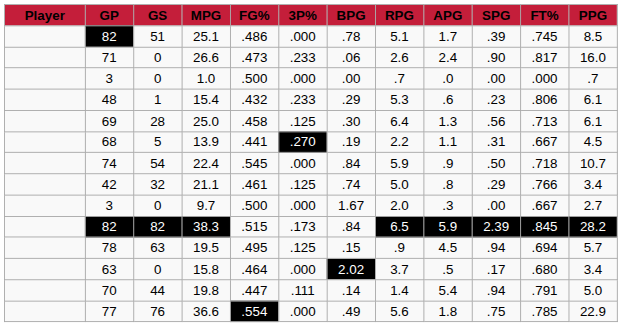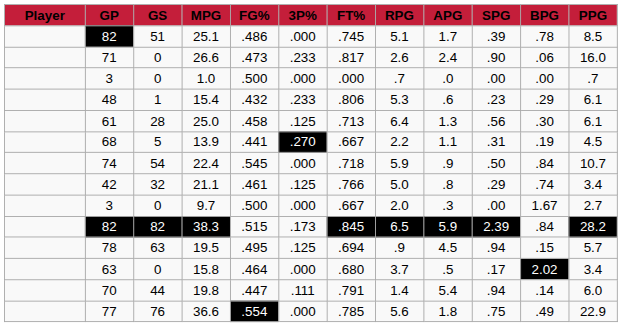columns swapped: (545, 15) <-> (351, 15)
(109, 121) 69 -> (109, 121) 61
(593, 290) 5.0 -> (593, 290) 6.0
